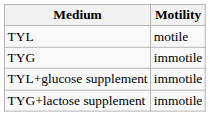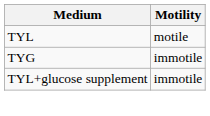- row: (76, 100)
